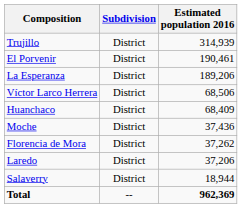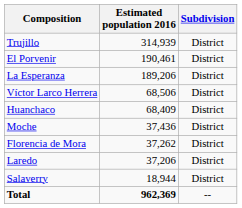columns swapped: (198, 19) <-> (129, 19)
